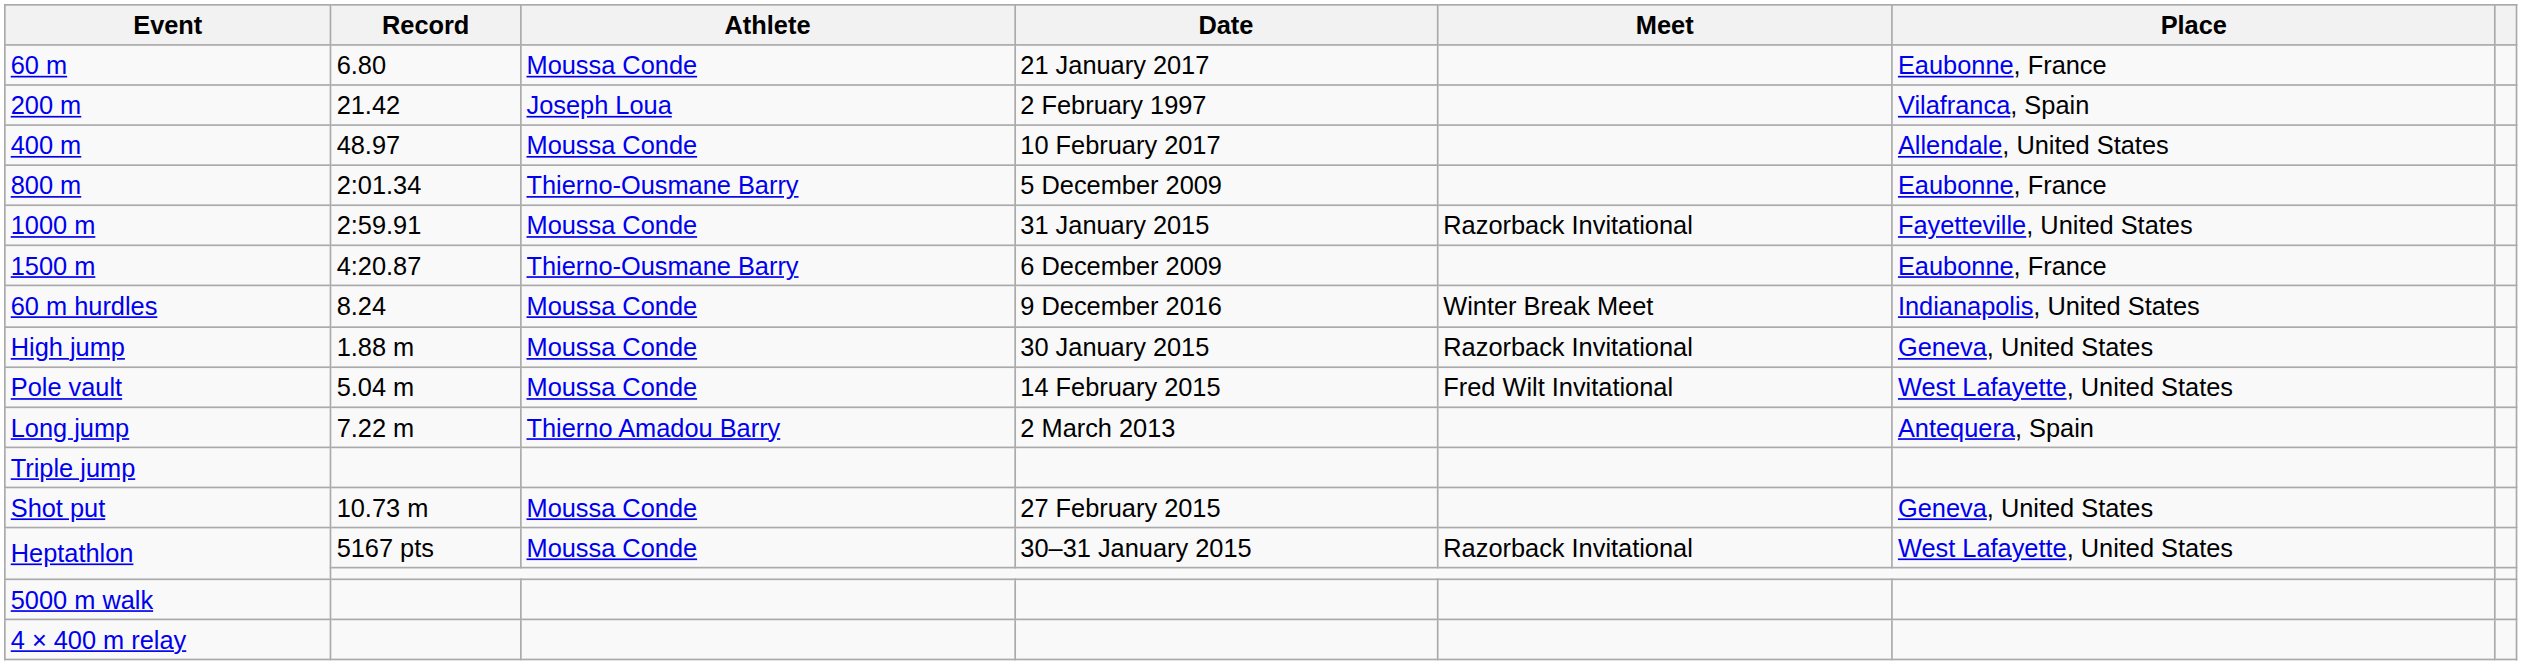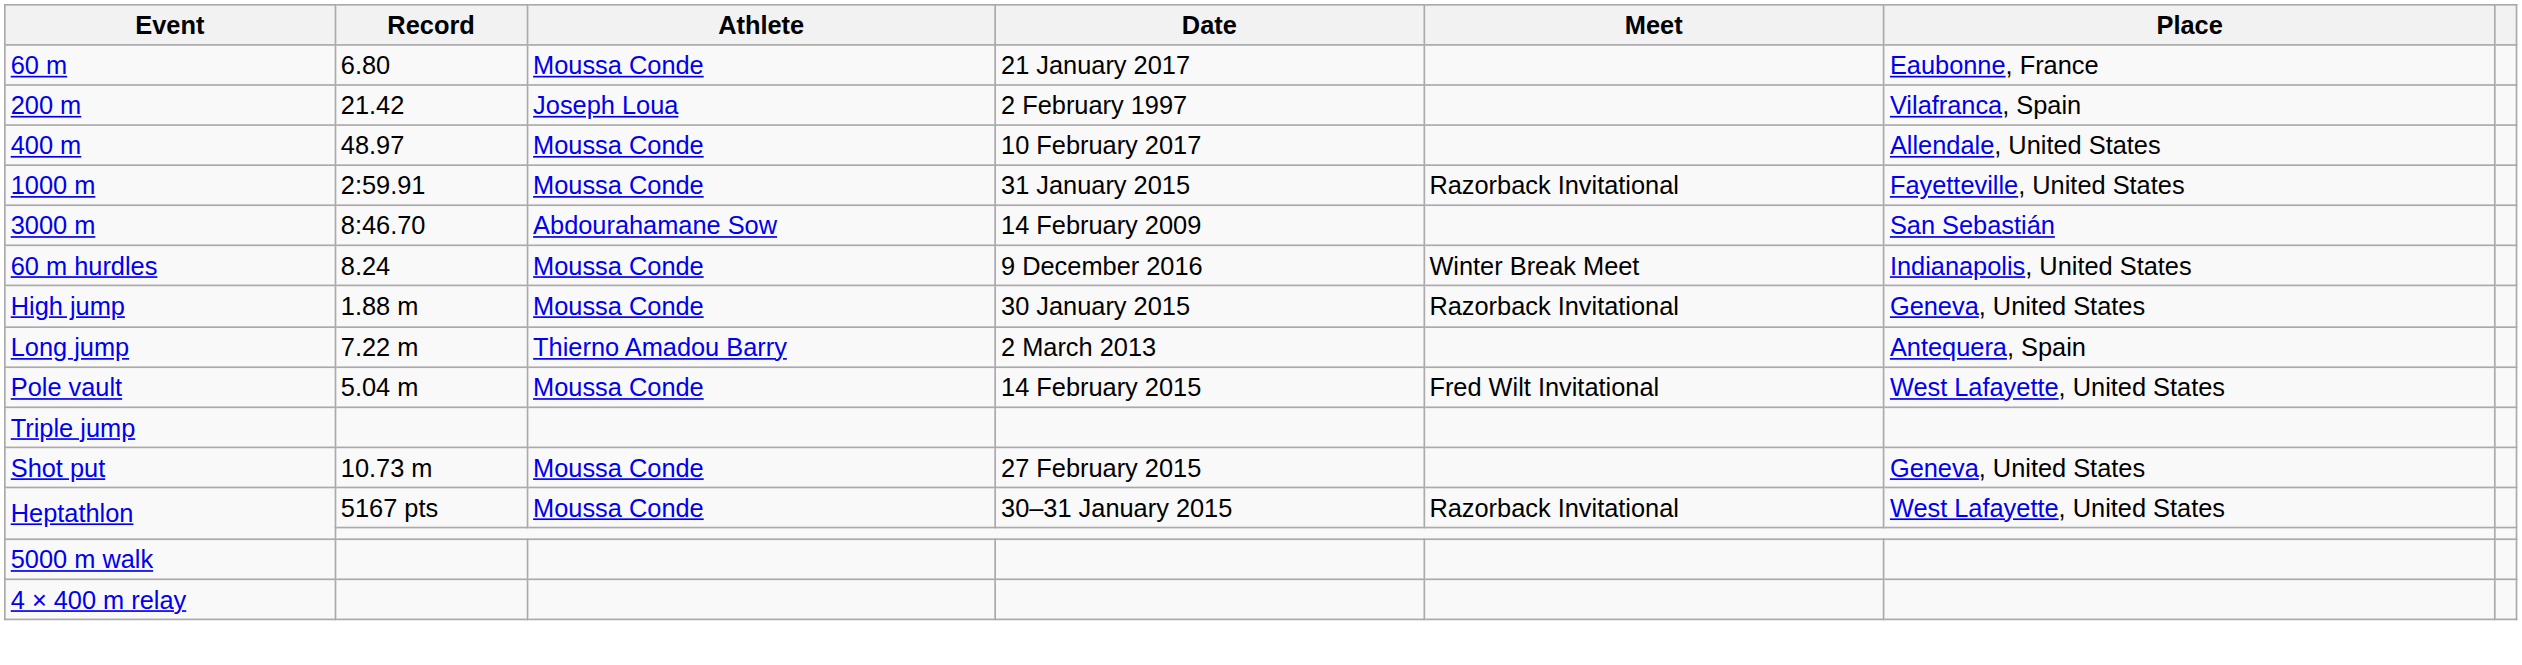- row: (46, 186)
- row: (53, 266)
+ row: (53, 226)
rows swapped: (66, 387) <-> (70, 427)
